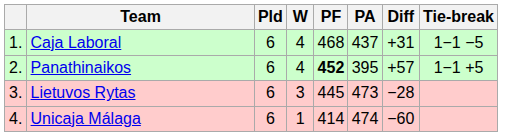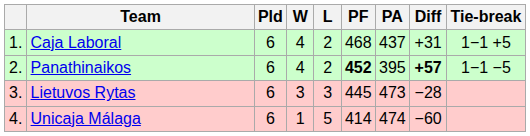+ column: (328, 17)
(459, 42) 1−1 −5 -> (486, 42) 1−1 +5
(401, 67) normal -> (428, 67) bold
(459, 67) 1−1 +5 -> (486, 67) 1−1 −5
